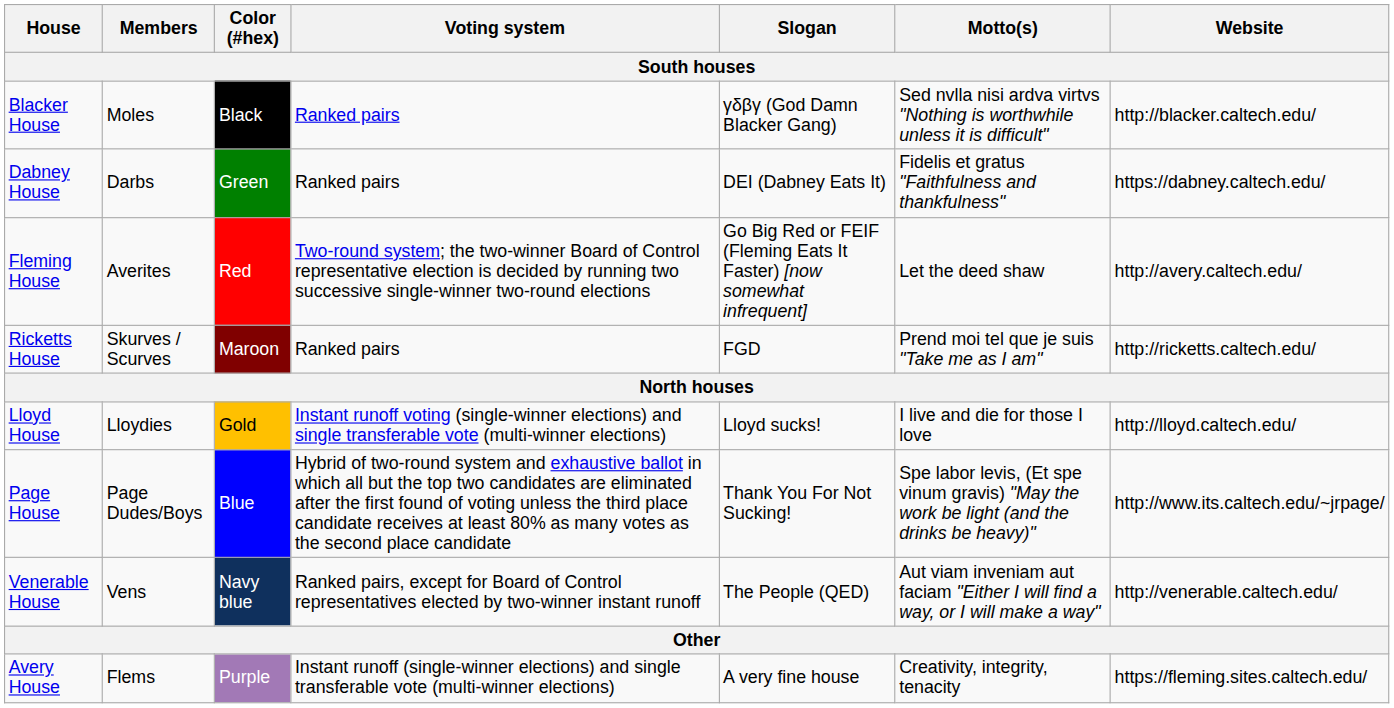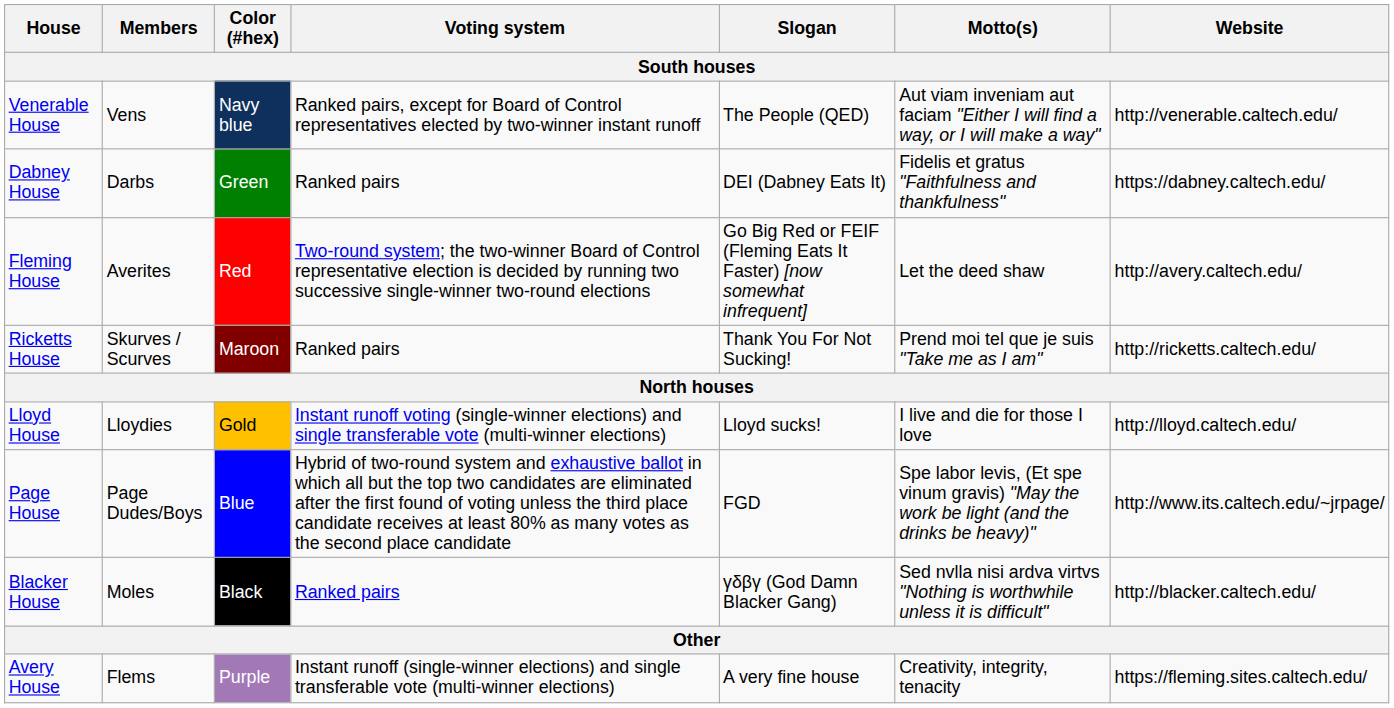rows swapped: (38, 114) <-> (49, 591)
(742, 349) FGD -> (797, 349) Thank You For Not Sucking!
(797, 503) Thank You For Not Sucking! -> (742, 503) FGD
